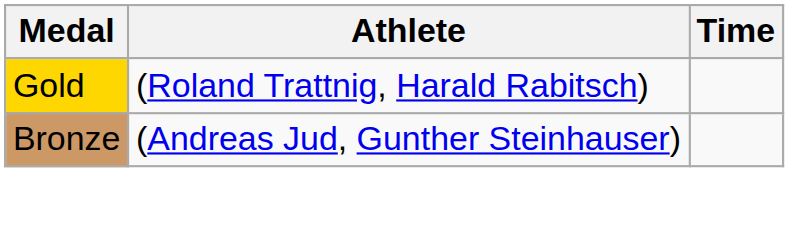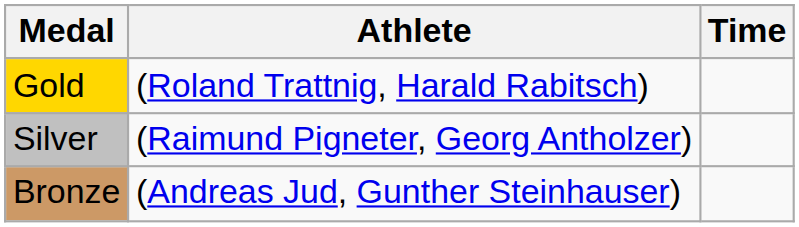+ row: (55, 138)
